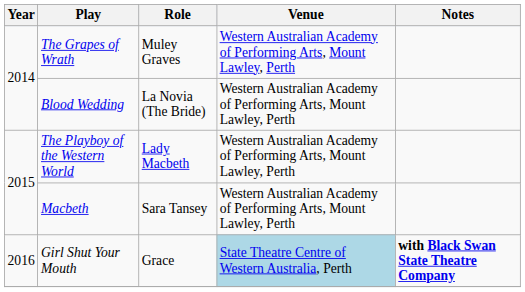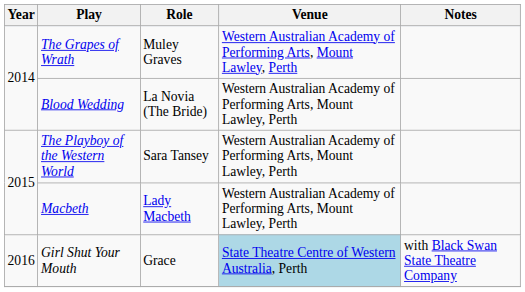(166, 156) Lady Macbeth -> (176, 156) Sara Tansey
(175, 208) Sara Tansey -> (167, 208) Lady Macbeth
(447, 260) bold -> (451, 260) normal
